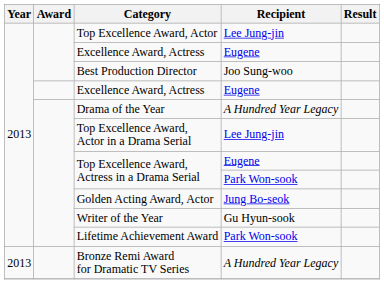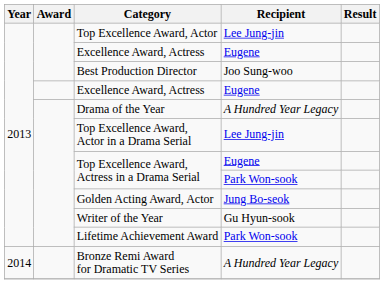(19, 262) 2013 -> (19, 262) 2014
